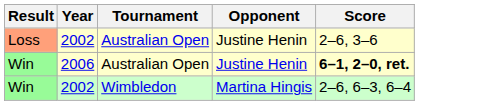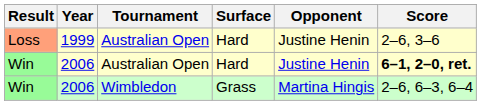+ column: (244, 16)
(78, 40) 2002 -> (78, 40) 1999
(78, 87) 2002 -> (78, 87) 2006
